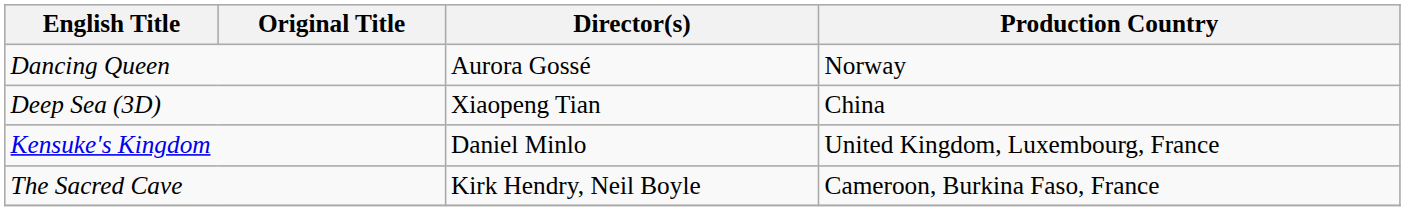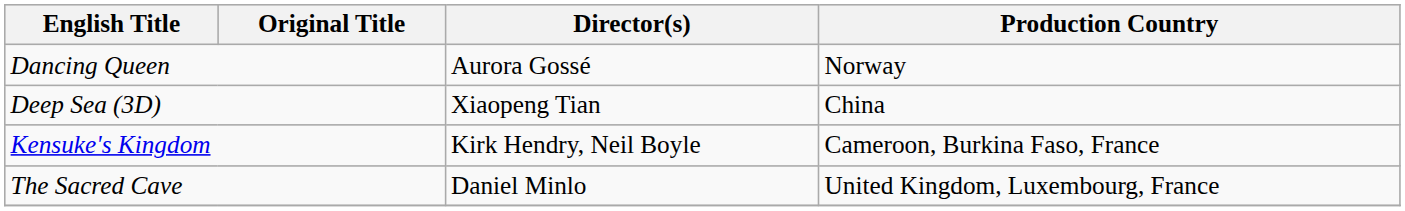(519, 144) Daniel Minlo -> (576, 144) Kirk Hendry, Neil Boyle
(1022, 144) United Kingdom, Luxembourg, France -> (992, 144) Cameroon, Burkina Faso, France
(576, 184) Kirk Hendry, Neil Boyle -> (519, 184) Daniel Minlo
(992, 184) Cameroon, Burkina Faso, France -> (1022, 184) United Kingdom, Luxembourg, France
